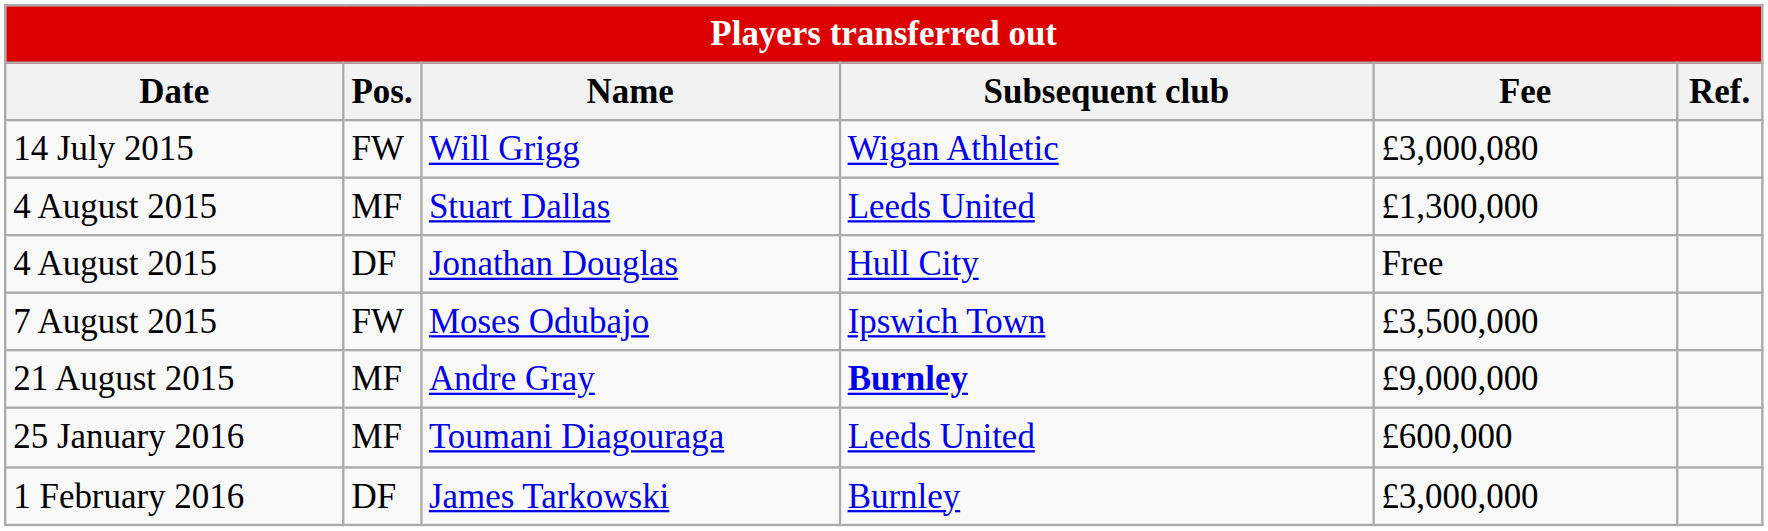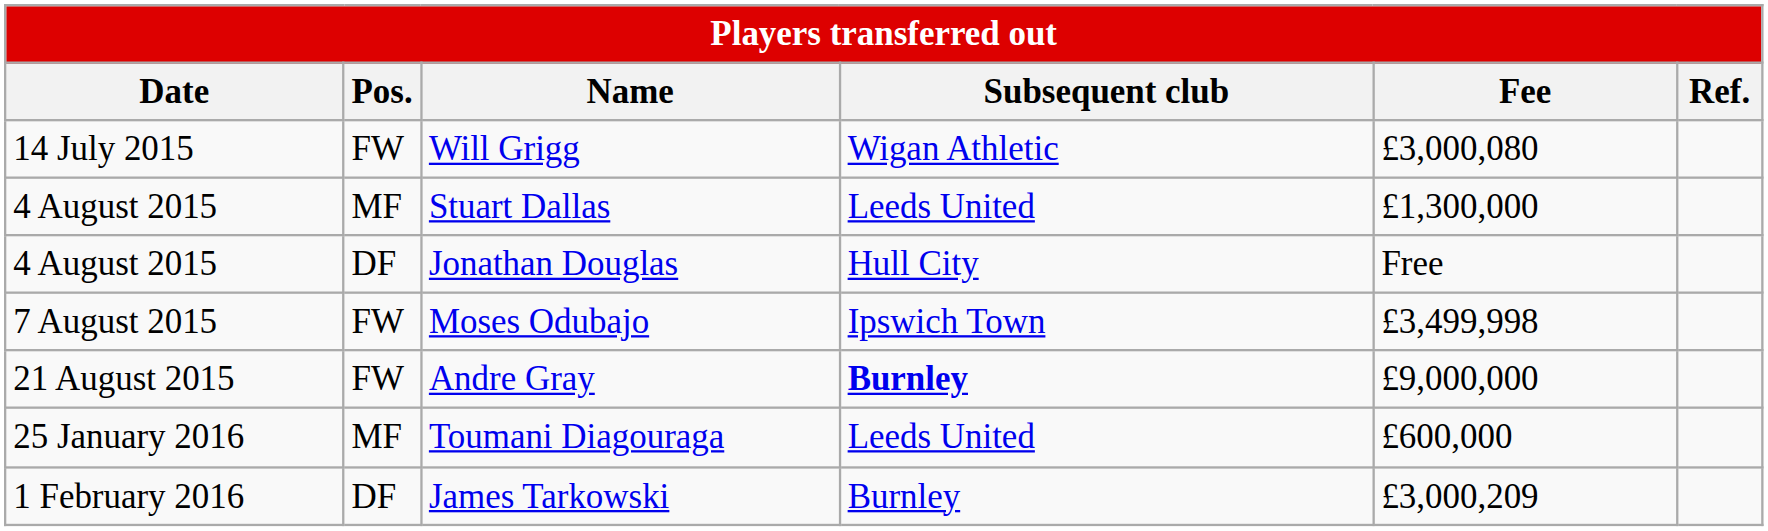(1460, 321) £3,500,000 -> (1460, 321) £3,499,998
(377, 379) MF -> (378, 379) FW
(1460, 494) £3,000,000 -> (1460, 494) £3,000,209
